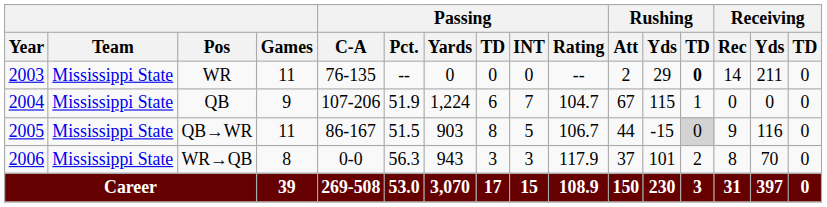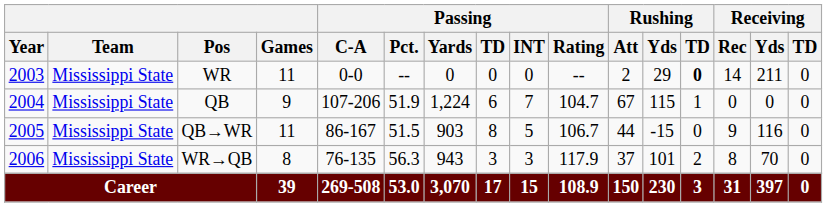(351, 74) 76-135 -> (351, 74) 0-0
(697, 131) lightgrey background -> (697, 131) no background
(351, 159) 0-0 -> (351, 159) 76-135
